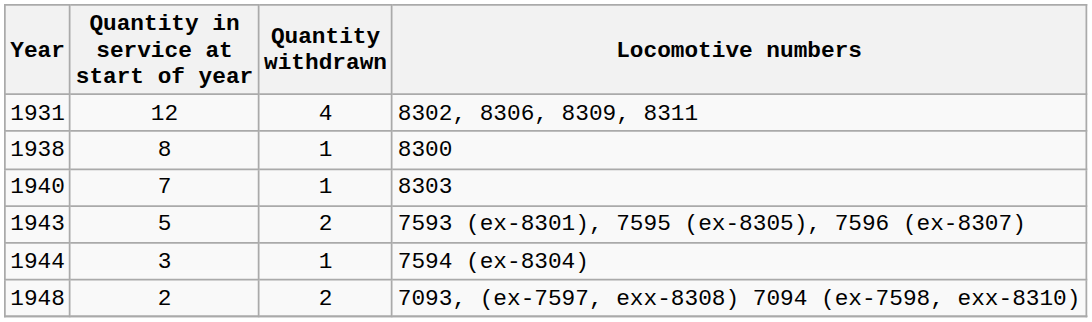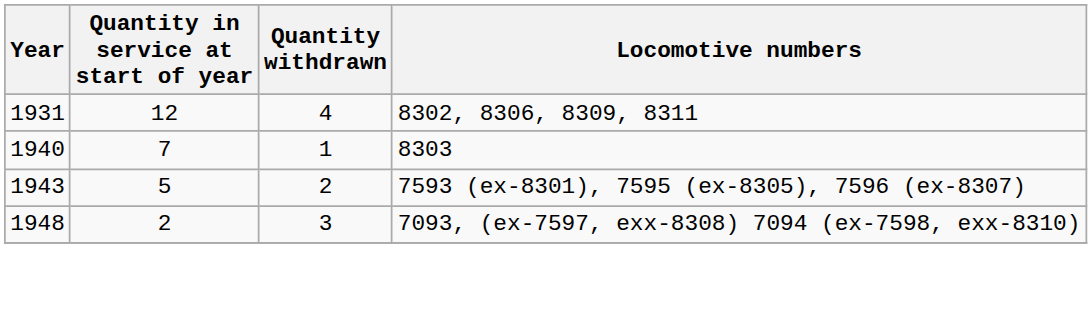- row: (425, 150)
- row: (493, 261)
(326, 298) 2 -> (326, 224) 3
